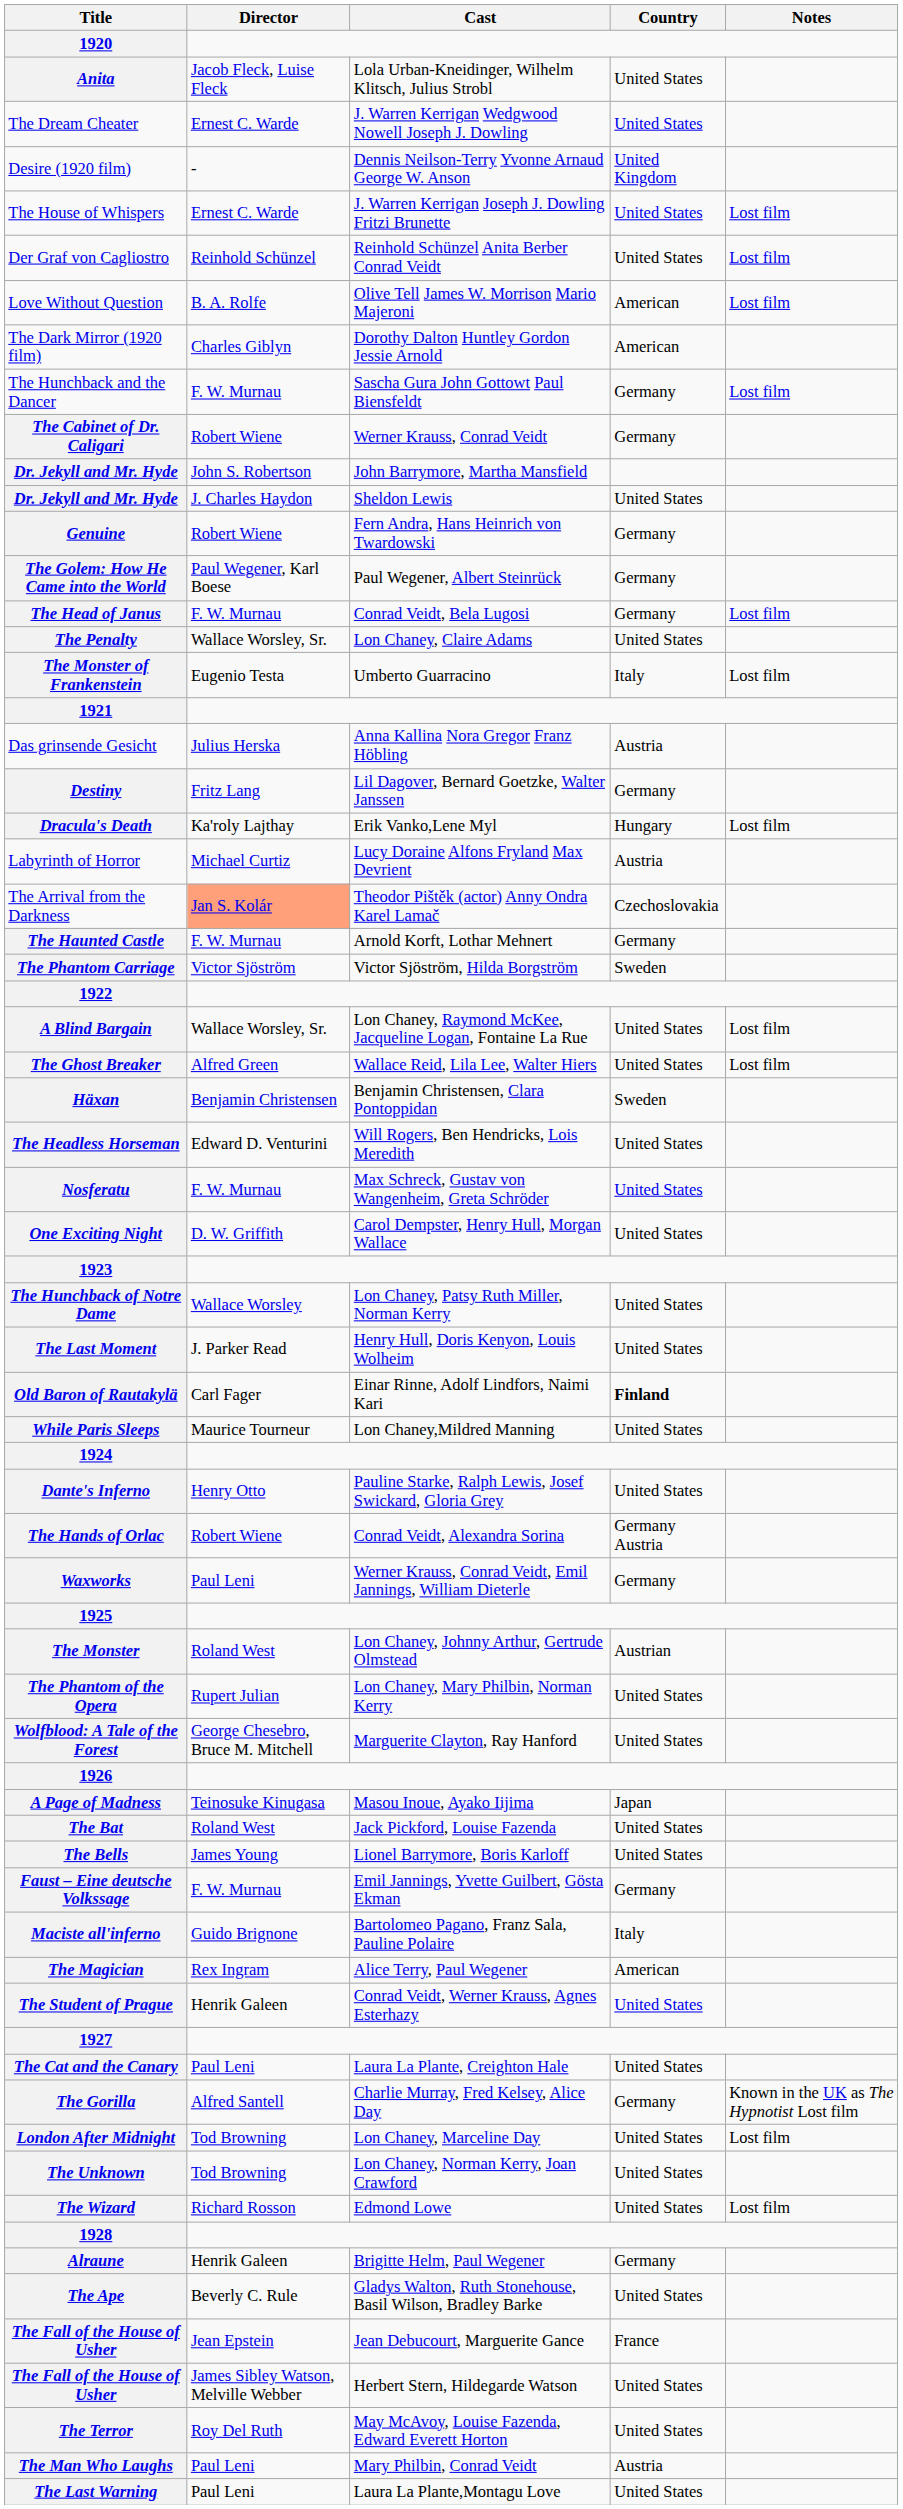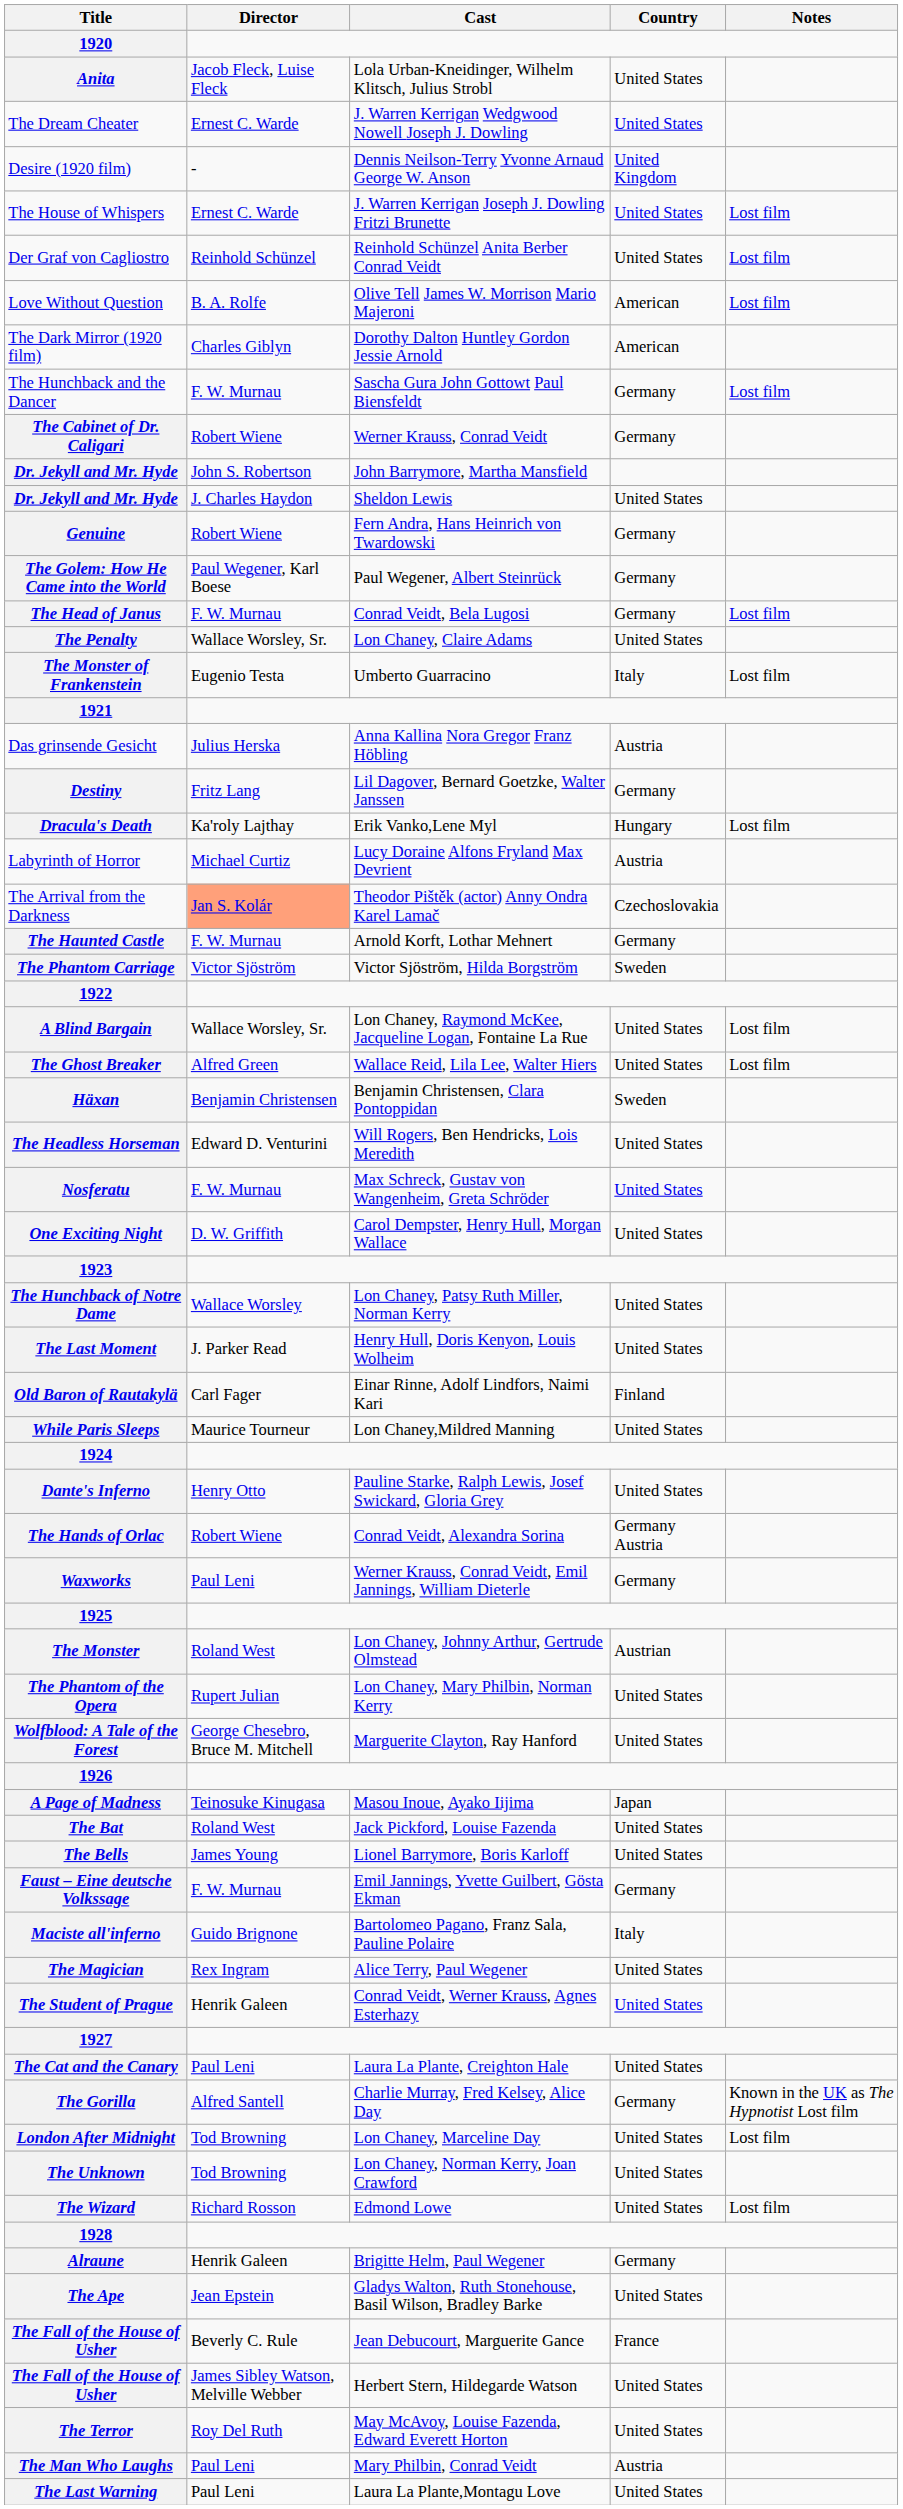(642, 1394) bold -> (640, 1394) normal
(647, 1969) American -> (658, 1969) United States
(244, 2296) Beverly C. Rule -> (232, 2296) Jean Epstein
(232, 2340) Jean Epstein -> (244, 2340) Beverly C. Rule
